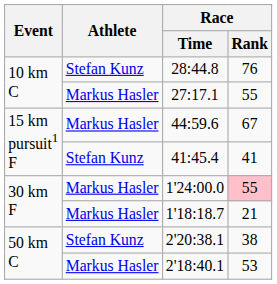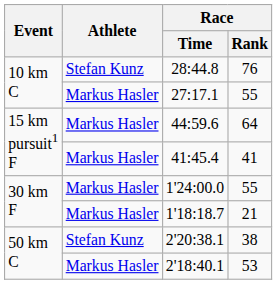(250, 125) 67 -> (250, 125) 64
(105, 158) Stefan Kunz -> (112, 158) Markus Hasler
(250, 188) pink background -> (250, 188) no background
